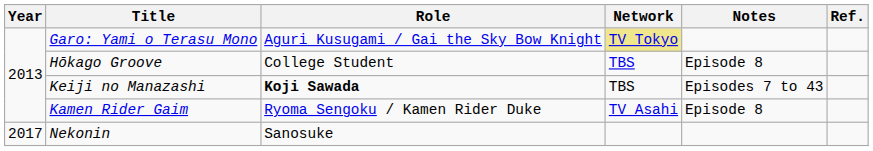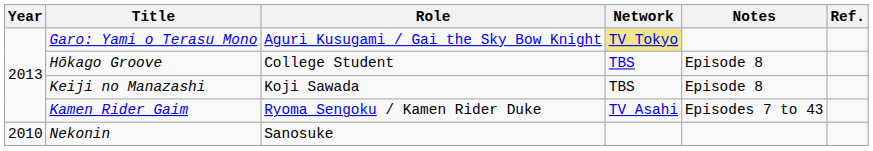(312, 87) bold -> (312, 87) normal
(754, 87) Episodes 7 to 43 -> (724, 87) Episode 8
(724, 110) Episode 8 -> (754, 110) Episodes 7 to 43
(25, 134) 2017 -> (25, 134) 2010
